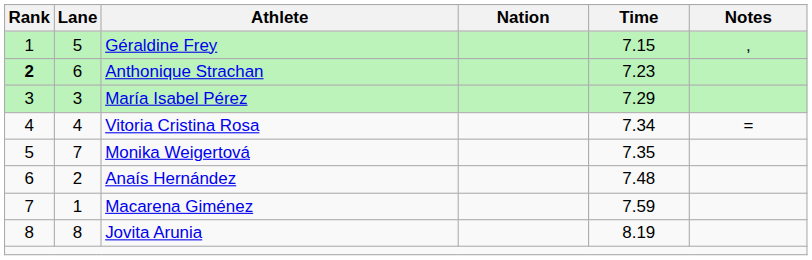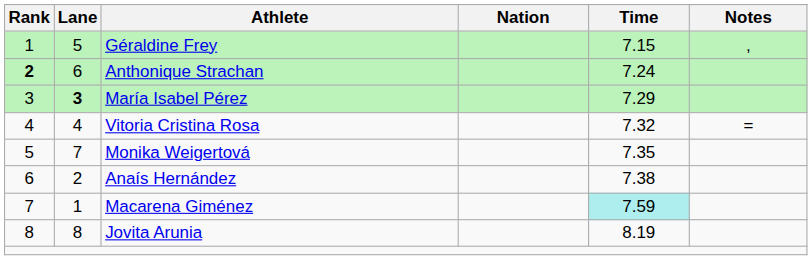(639, 71) 7.23 -> (639, 71) 7.24
(78, 98) normal -> (78, 98) bold
(639, 125) 7.34 -> (639, 125) 7.32
(639, 179) 7.48 -> (639, 179) 7.38
(639, 206) no background -> (639, 206) paleturquoise background
